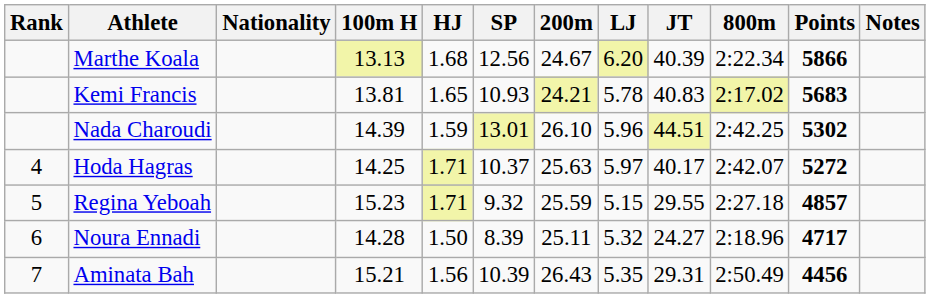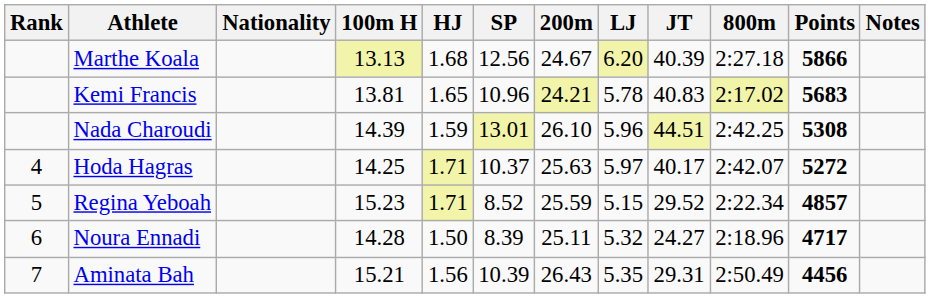(750, 58) 2:22.34 -> (750, 58) 2:27.18
(504, 94) 10.93 -> (504, 94) 10.96
(825, 130) 5302 -> (825, 130) 5308
(504, 202) 9.32 -> (504, 202) 8.52
(679, 202) 29.55 -> (679, 202) 29.52
(750, 202) 2:27.18 -> (750, 202) 2:22.34
